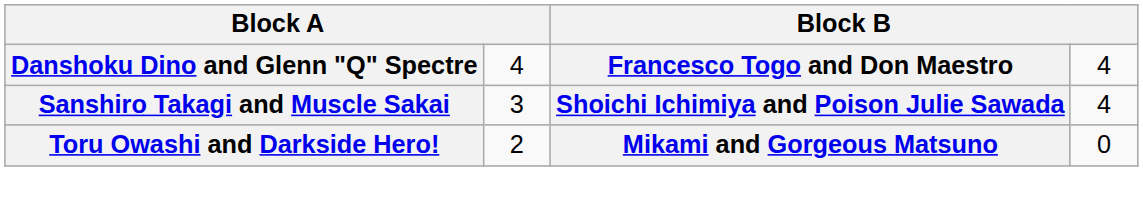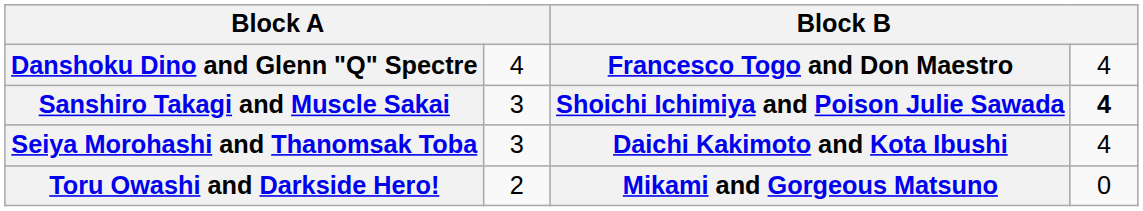(1104, 104) normal -> (1104, 104) bold
+ row: (244, 144)
